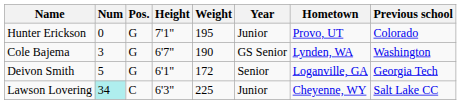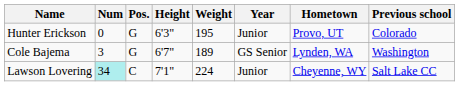(165, 33) 7'1" -> (165, 33) 6'3"
(204, 52) 190 -> (204, 52) 189
- row: (41, 71)
(165, 90) 6'3" -> (165, 71) 7'1"
(204, 90) 225 -> (204, 71) 224
